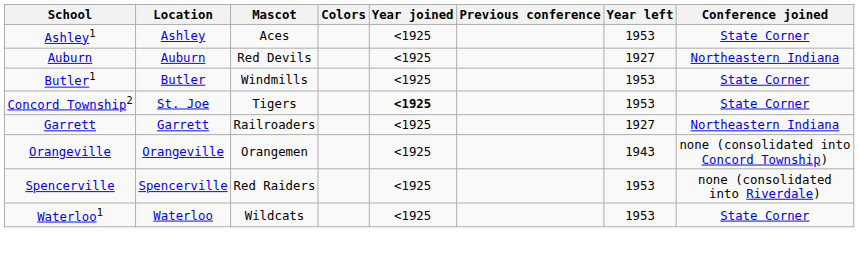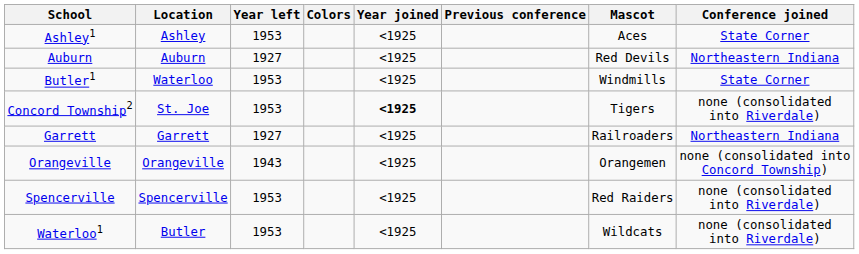columns swapped: (274, 15) <-> (640, 15)
(183, 80) Butler -> (183, 80) Waterloo
(765, 103) State Corner -> (765, 108) none (consolidated into Riverdale)
(183, 215) Waterloo -> (183, 232) Butler
(765, 215) State Corner -> (765, 232) none (consolidated into Riverdale)
